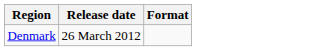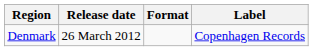+ column: (250, 14)
